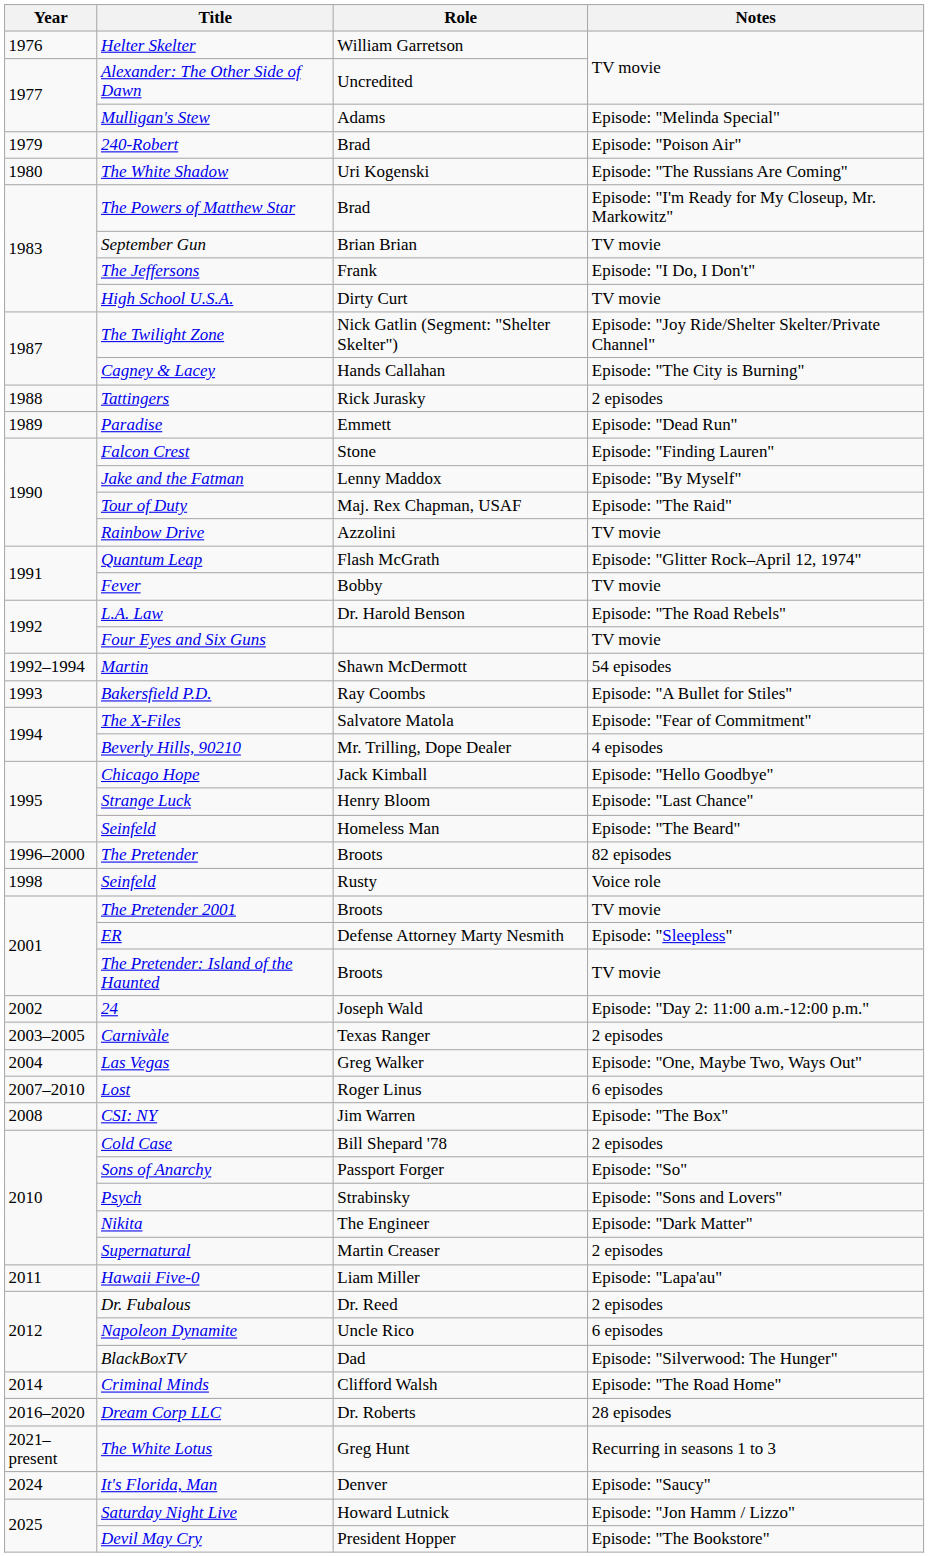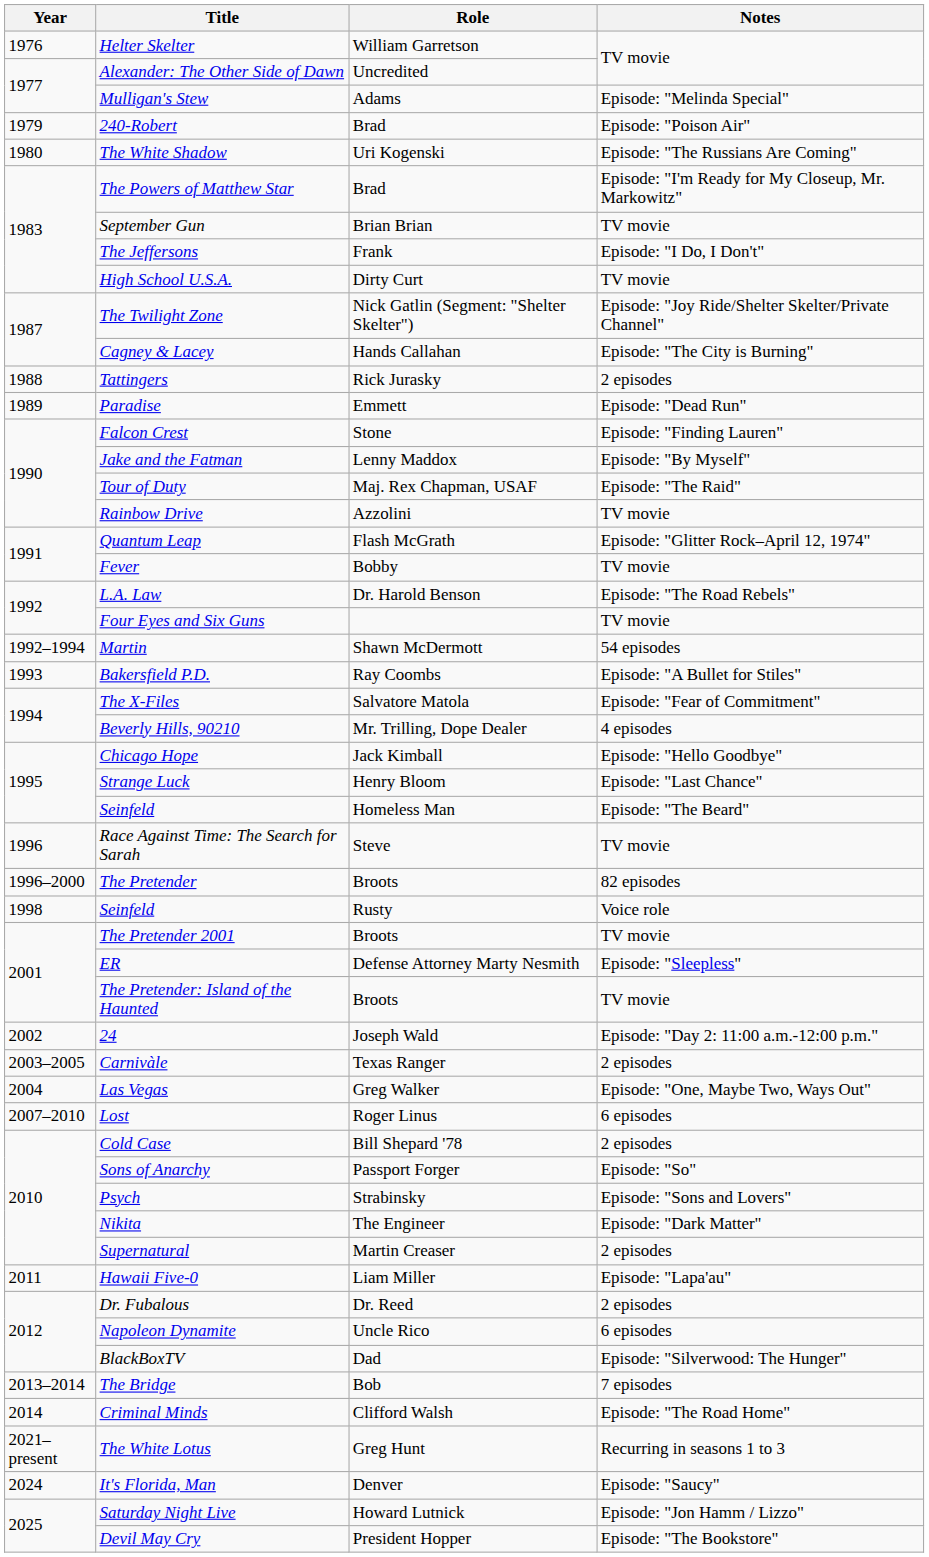+ row: (218, 845)
- row: (129, 1116)
+ row: (138, 1385)
- row: (161, 1412)
